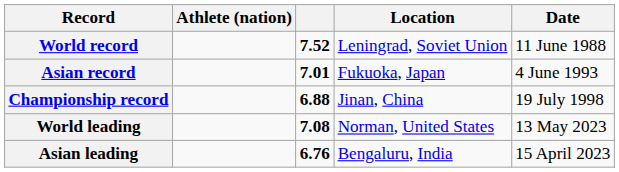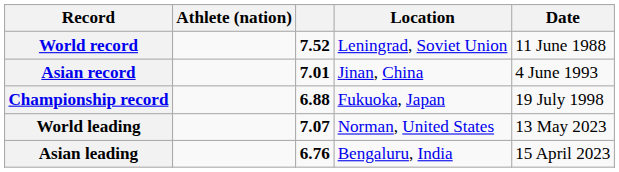(391, 72) Fukuoka, Japan -> (380, 72) Jinan, China
(380, 99) Jinan, China -> (391, 99) Fukuoka, Japan
(315, 126) 7.08 -> (315, 126) 7.07
